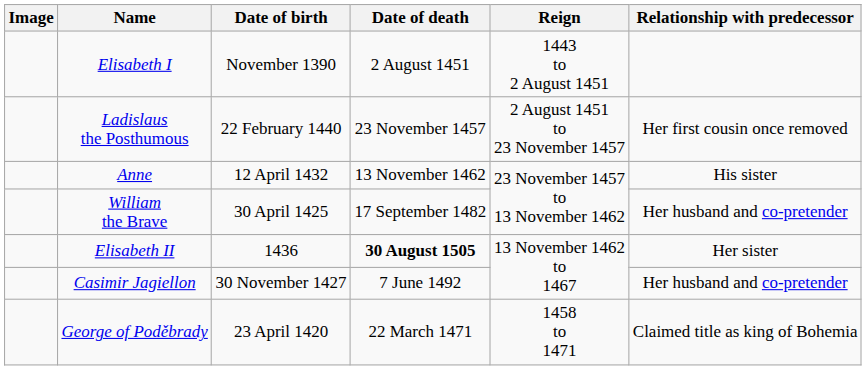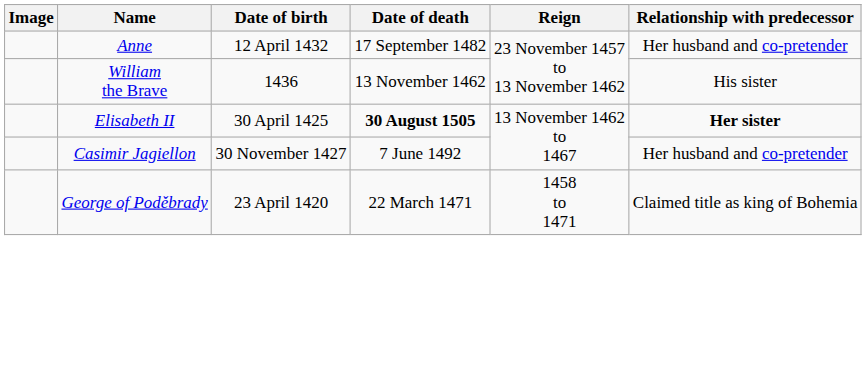- row: (135, 63)
- row: (135, 128)
(420, 174) 13 November 1462 -> (420, 44) 17 September 1482
(745, 174) His sister -> (745, 44) Her husband and co-pretender
(281, 211) 30 April 1425 -> (281, 81) 1436
(420, 211) 17 September 1482 -> (420, 81) 13 November 1462
(745, 211) Her husband and co-pretender -> (745, 81) His sister
(281, 250) 1436 -> (281, 120) 30 April 1425
(745, 250) normal -> (745, 120) bold
